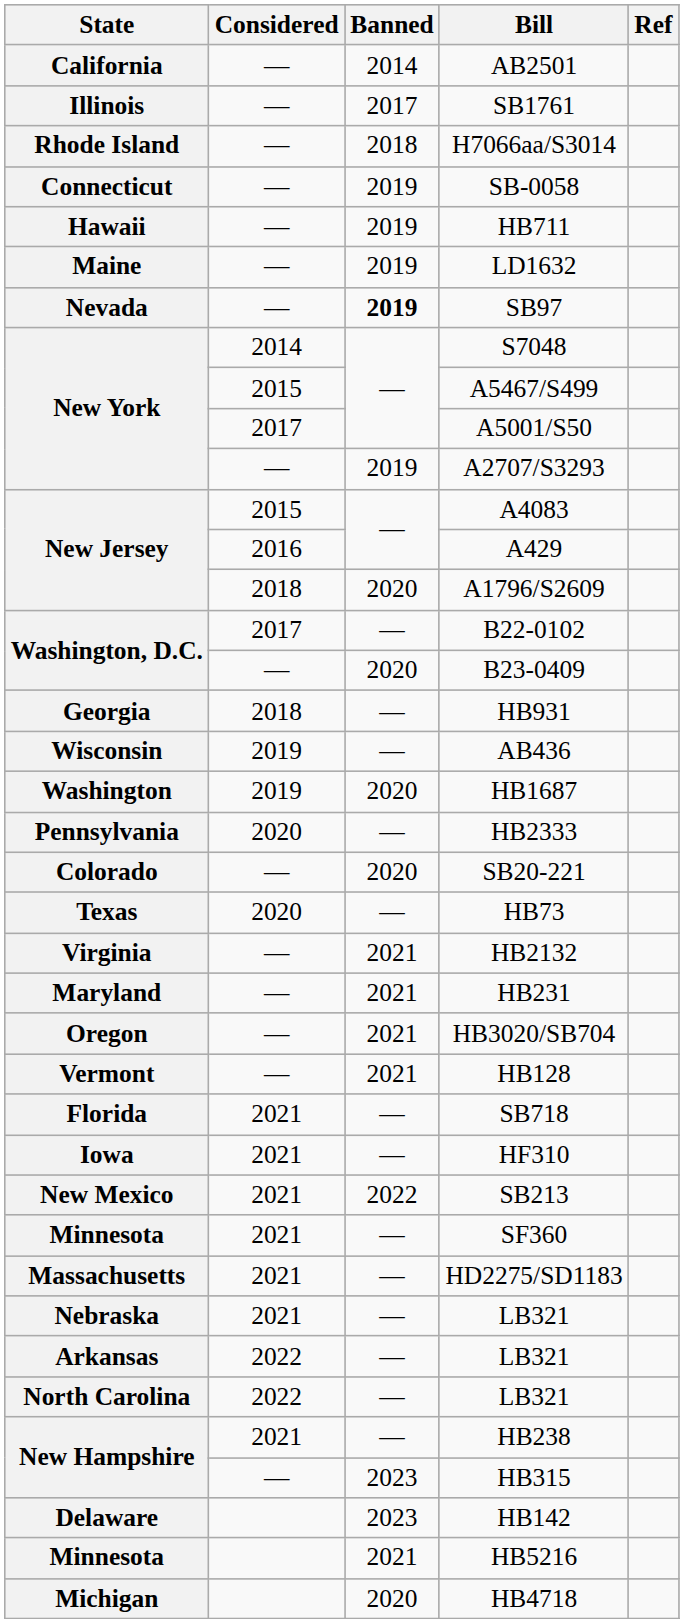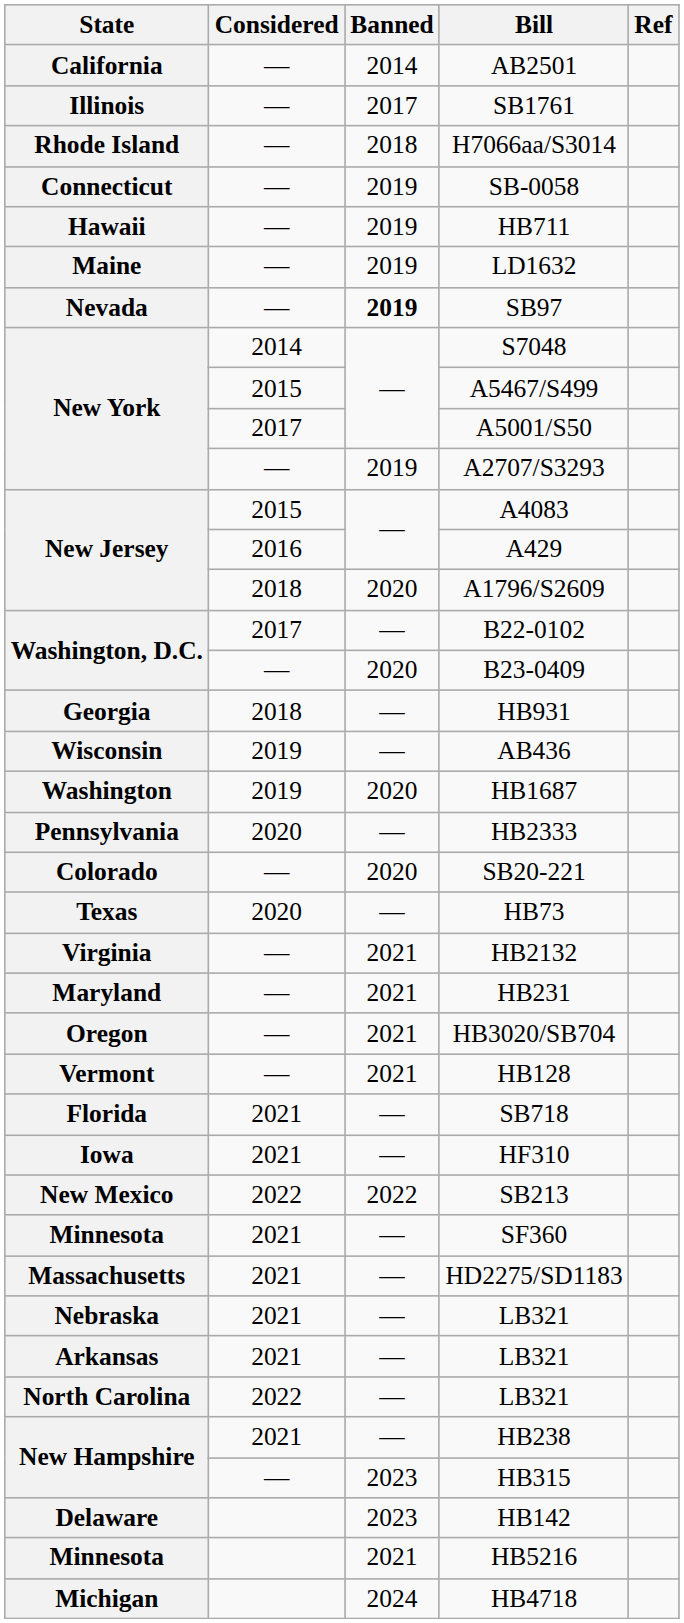(277, 1194) 2021 -> (277, 1194) 2022
(277, 1356) 2022 -> (277, 1356) 2021
(392, 1598) 2020 -> (392, 1598) 2024
